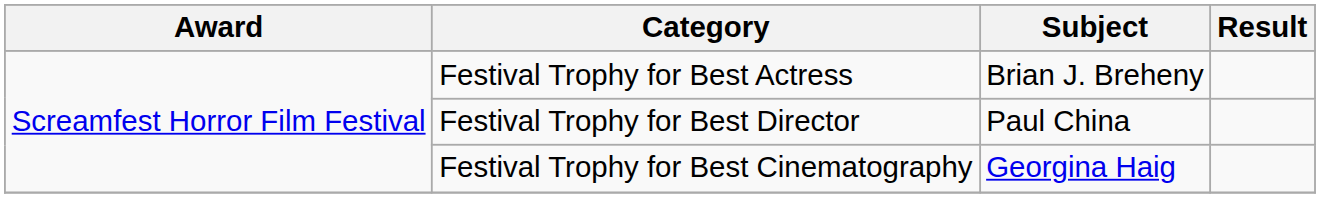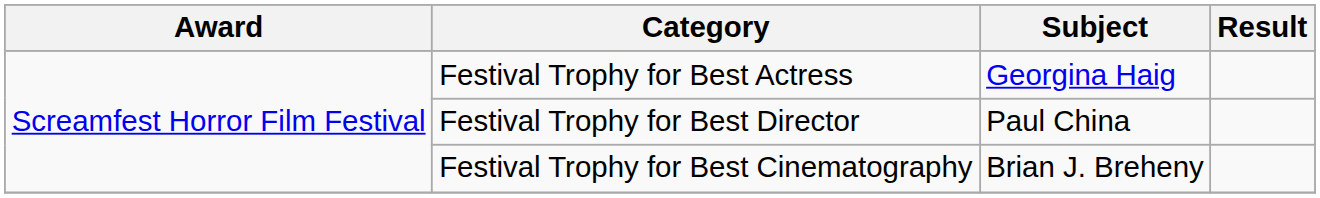(1095, 74) Brian J. Breheny -> (1081, 74) Georgina Haig
(1081, 167) Georgina Haig -> (1095, 167) Brian J. Breheny
